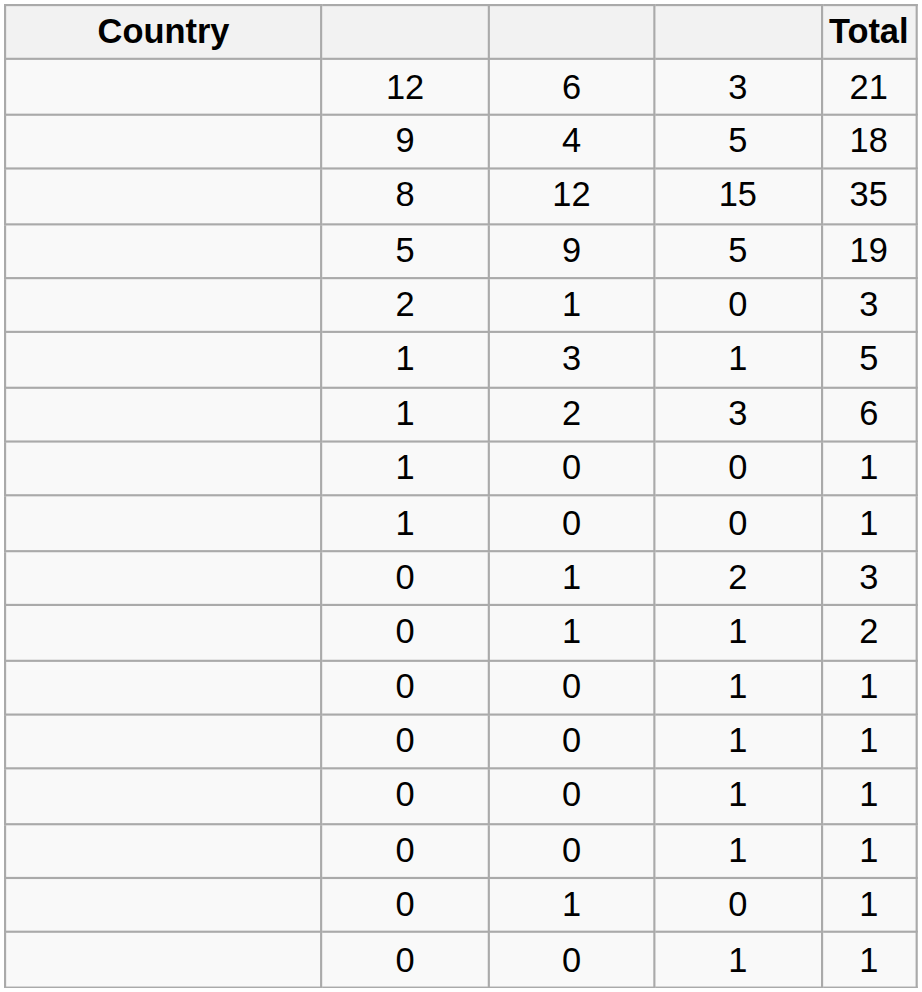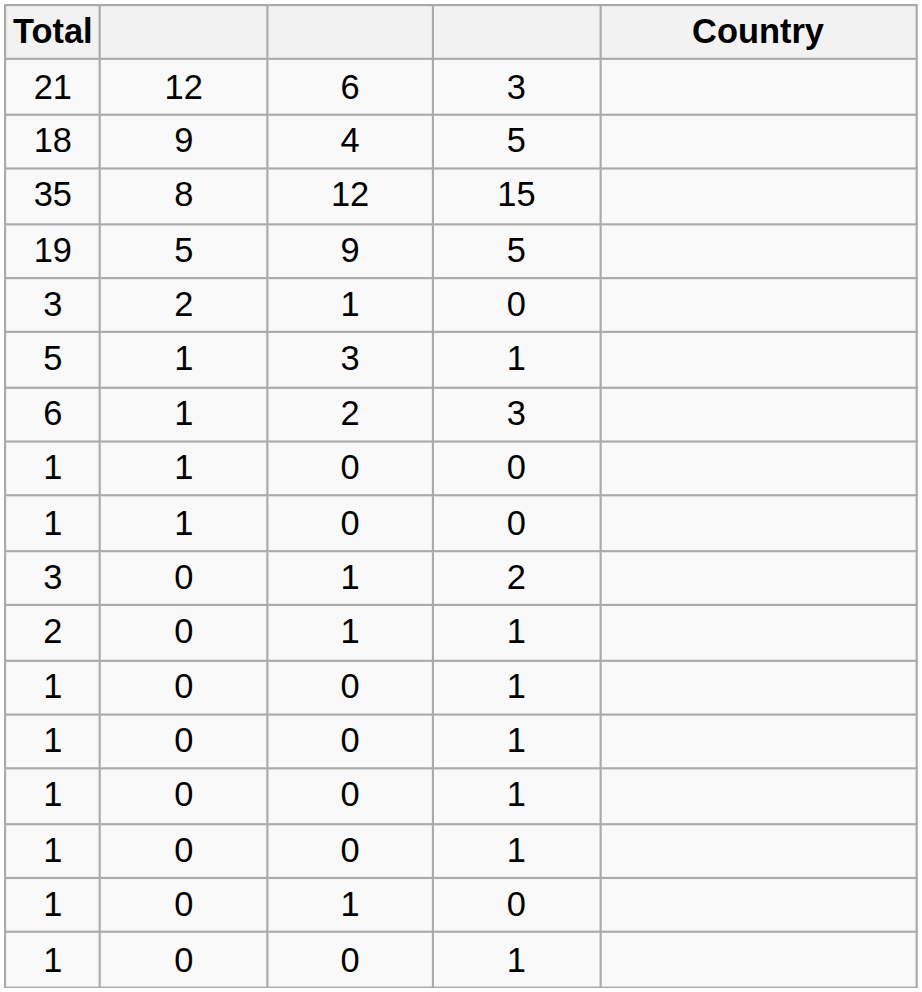columns swapped: (163, 31) <-> (869, 31)
